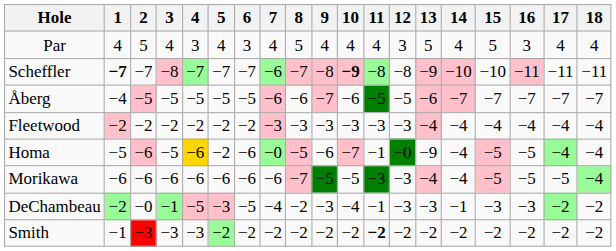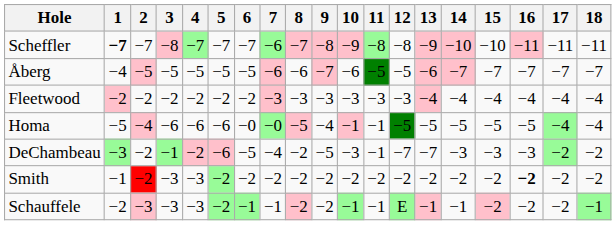- row: (55, 44)
(351, 71) bold -> (351, 44) normal
(144, 152) −6 -> (144, 125) −4
(169, 152) −5 -> (169, 125) −6
(195, 152) gold background -> (195, 125) no background
(221, 152) −2 -> (221, 125) −6
(247, 152) −6 -> (247, 125) −0
(325, 152) −6 -> (325, 125) −4
(351, 152) −7 -> (351, 125) −1
(402, 152) −0 -> (402, 125) −5
(428, 152) −9 -> (428, 125) −5
(458, 152) −4 -> (458, 125) −5
(493, 152) pink background -> (493, 125) no background
- row: (43, 179)
(118, 206) −2 -> (118, 152) −3
(144, 206) −0 -> (144, 152) −2
(195, 206) −5 -> (195, 152) −2
(221, 206) −3 -> (221, 152) −6
(325, 206) −3 -> (325, 152) −5
(351, 206) −4 -> (351, 152) −3
(402, 206) −3 -> (402, 152) −7
(428, 206) −3 -> (428, 152) −7
(458, 206) −1 -> (458, 152) −3
(144, 233) −3 -> (144, 179) −2
(377, 233) bold -> (376, 179) normal
(527, 233) normal -> (527, 179) bold
+ row: (45, 206)
